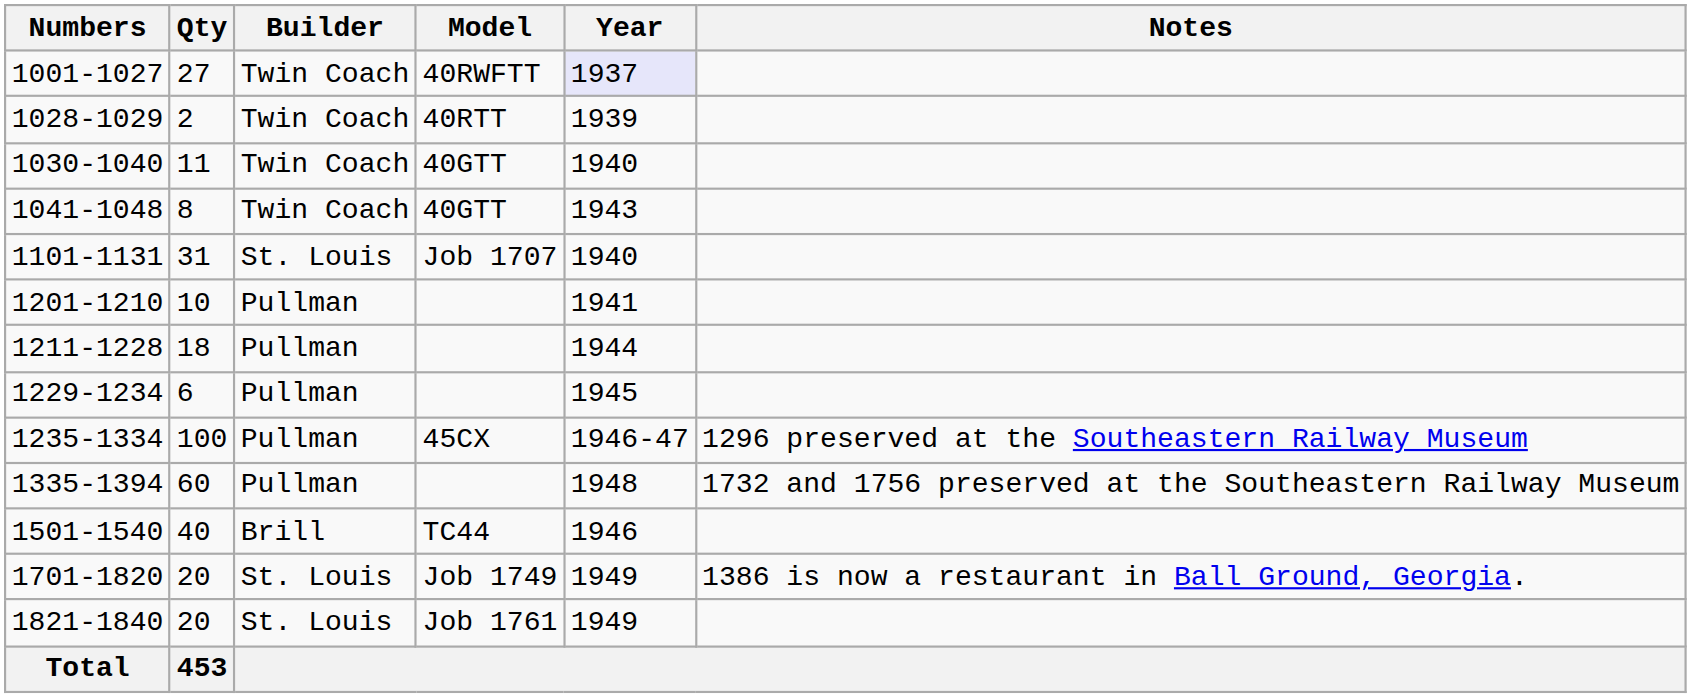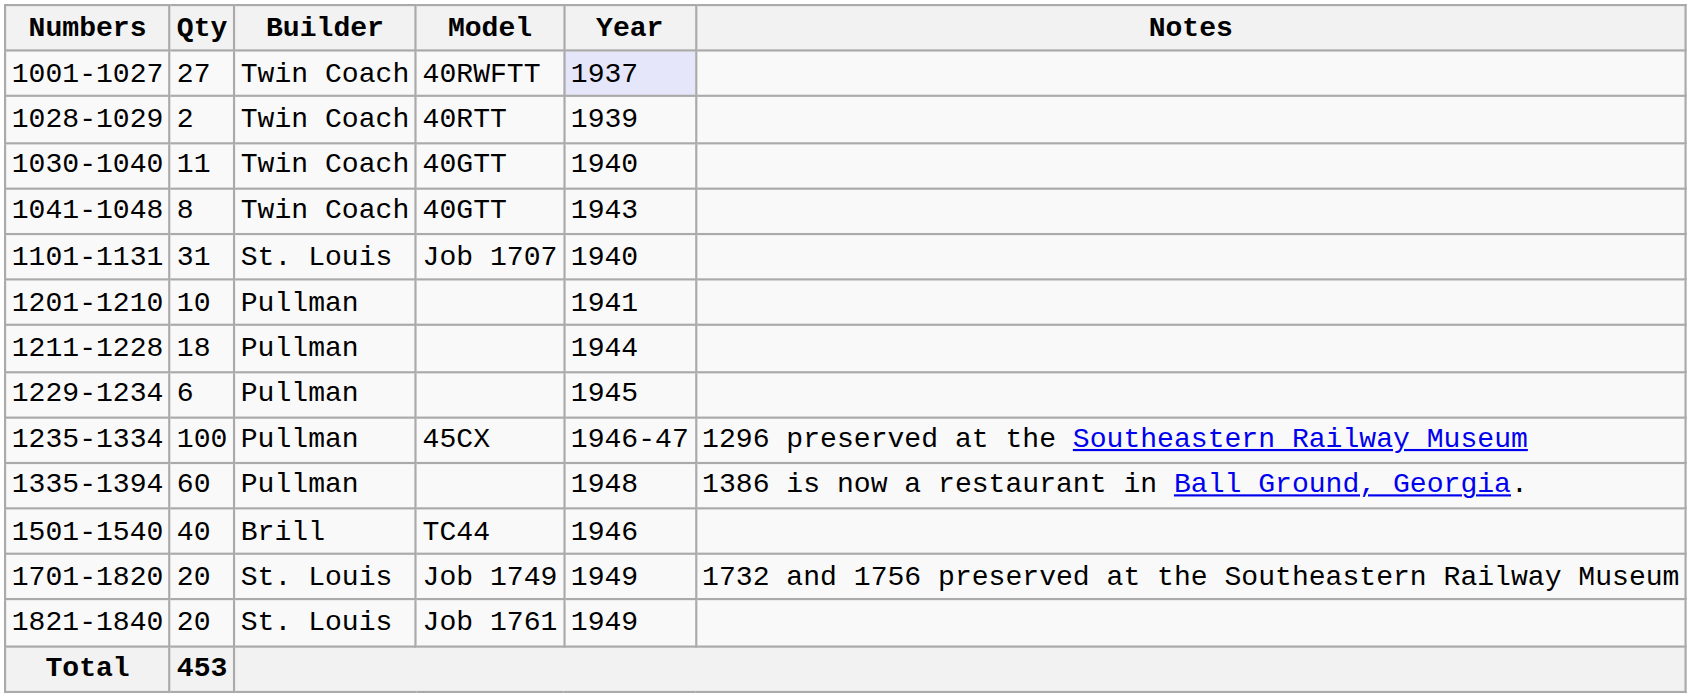(1191, 486) 1732 and 1756 preserved at the Southeastern Railway Museum -> (1115, 486) 1386 is now a restaurant in Ball Ground, Georgia.
(1115, 577) 1386 is now a restaurant in Ball Ground, Georgia. -> (1191, 577) 1732 and 1756 preserved at the Southeastern Railway Museum
